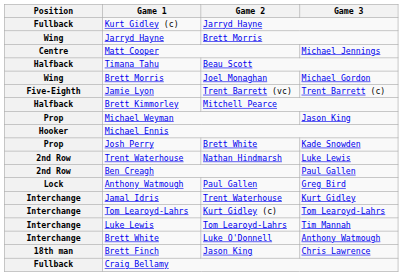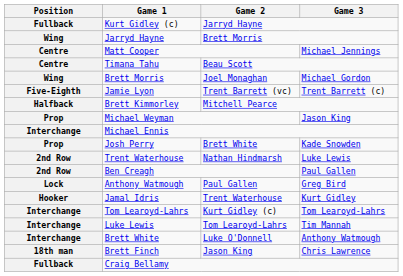(54, 64) Halfback -> (54, 64) Centre
(54, 131) Hooker -> (54, 131) Interchange
(54, 198) Interchange -> (54, 198) Hooker
